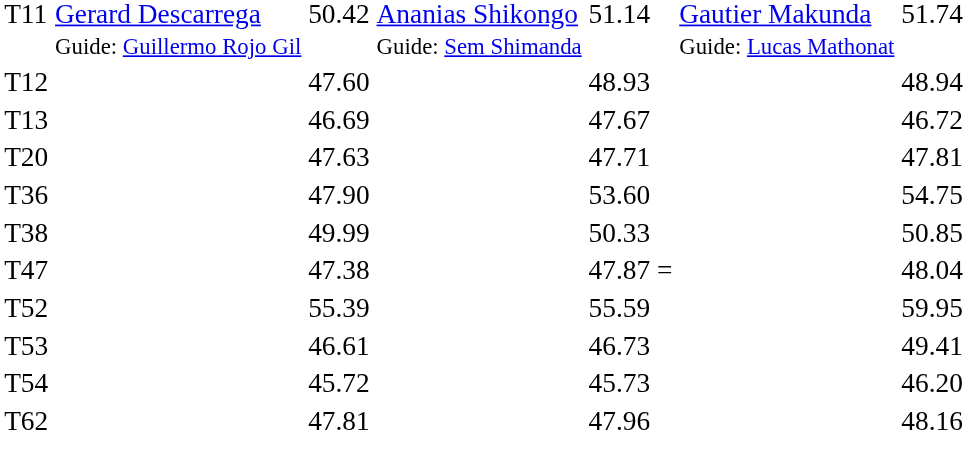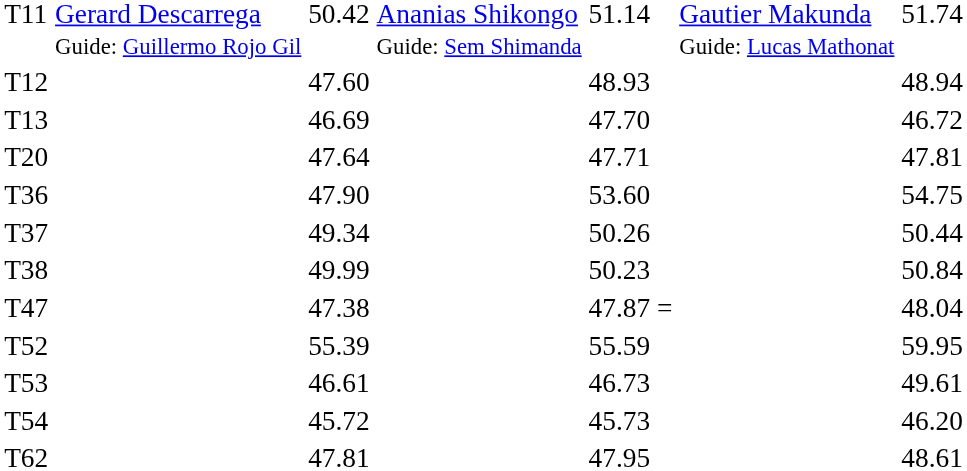(619, 119) 47.67 -> (619, 119) 47.70
(339, 157) 47.63 -> (339, 157) 47.64
+ row: (26, 232)
(619, 232) 50.33 -> (619, 270) 50.23
(932, 232) 50.85 -> (932, 270) 50.84
(932, 345) 49.41 -> (932, 383) 49.61
(619, 420) 47.96 -> (619, 458) 47.95
(932, 420) 48.16 -> (932, 458) 48.61
